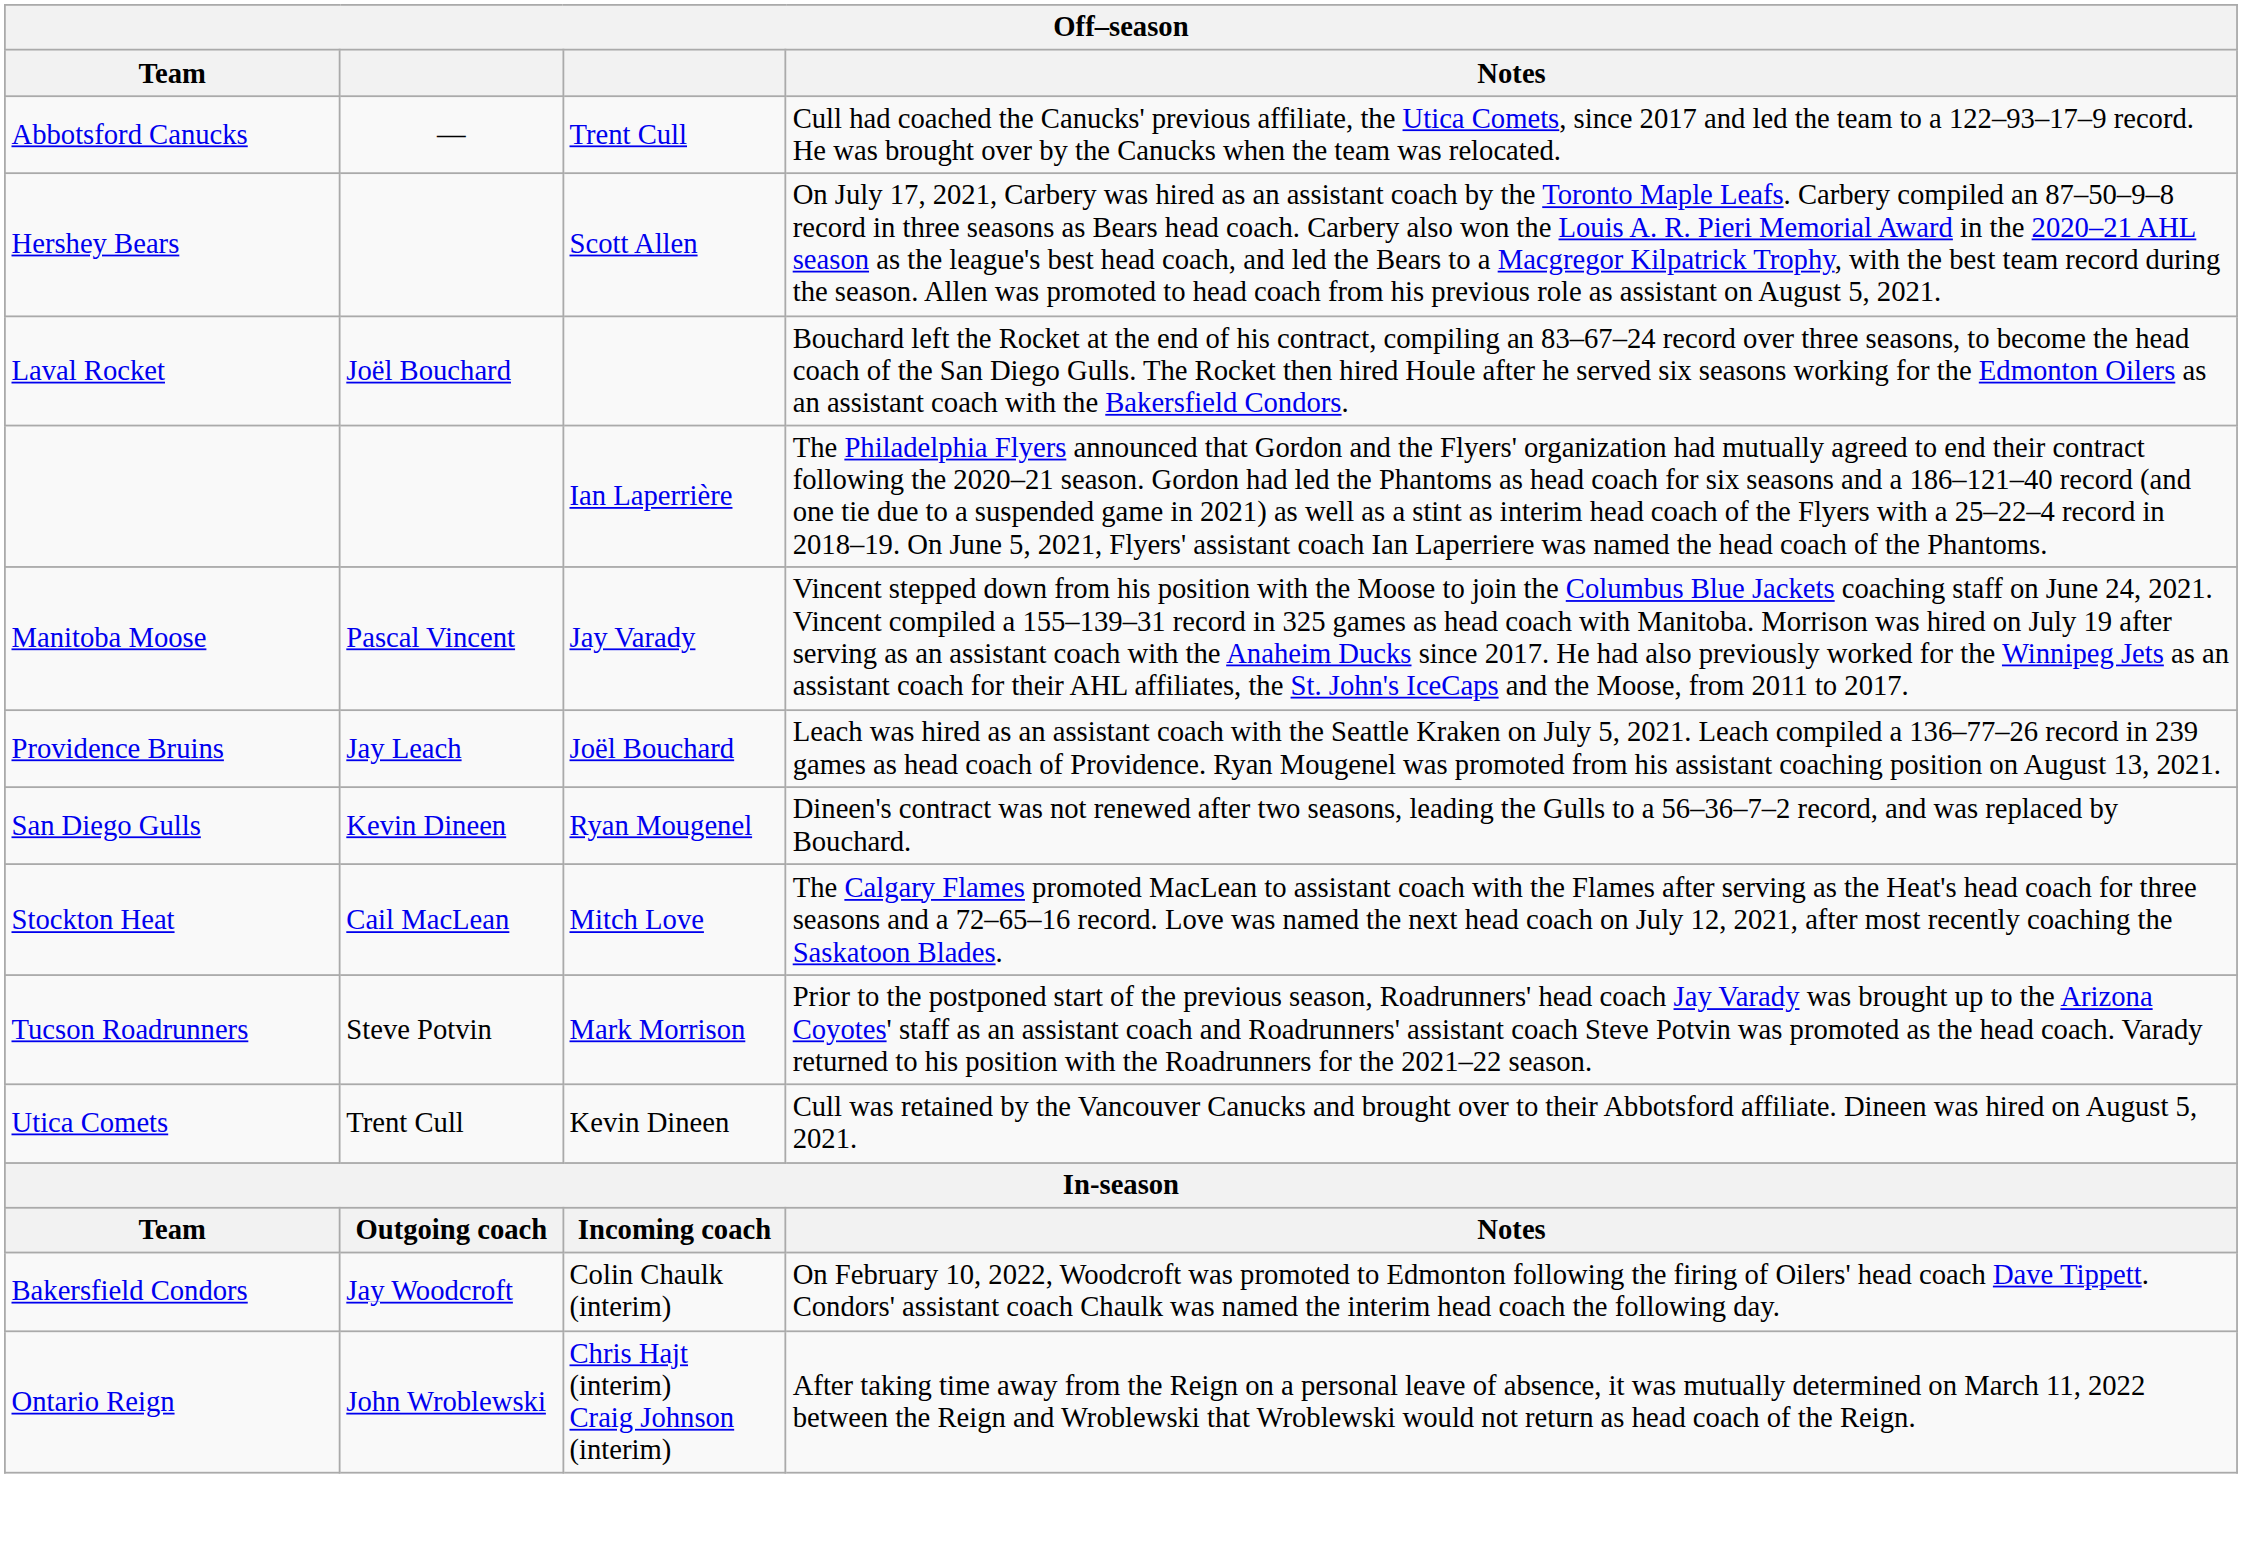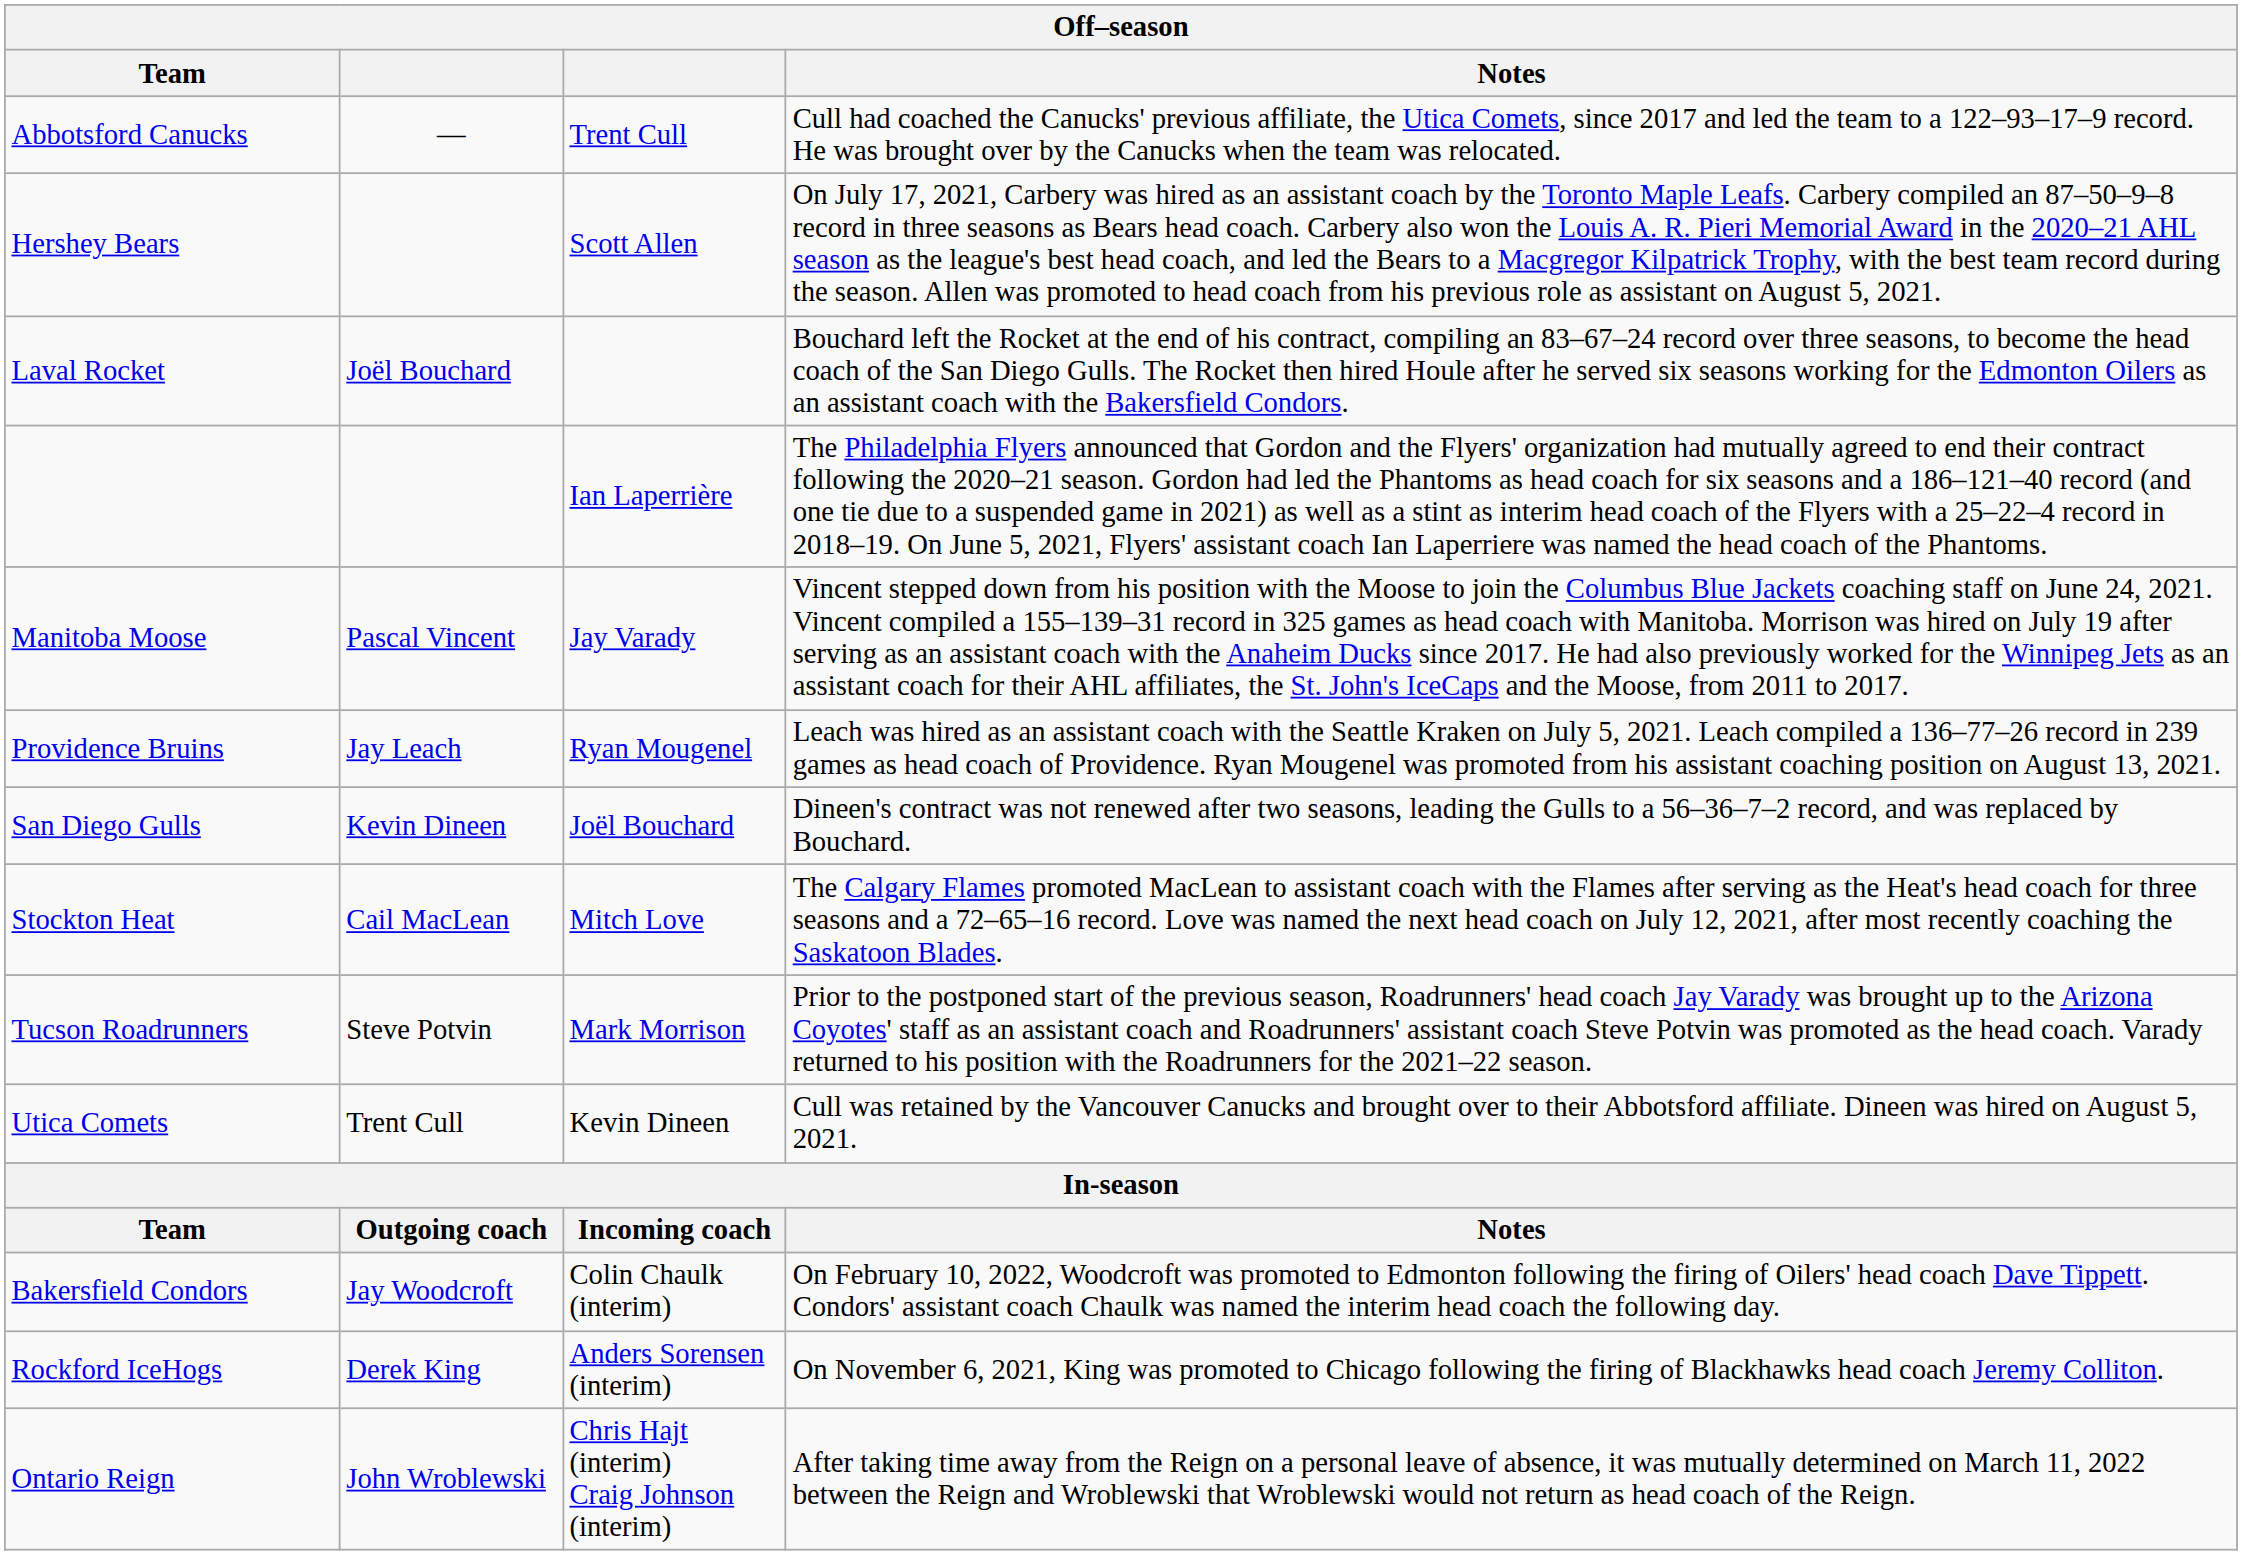(652, 747) Joël Bouchard -> (661, 747) Ryan Mougenel
(661, 825) Ryan Mougenel -> (652, 825) Joël Bouchard
+ row: (117, 1369)
